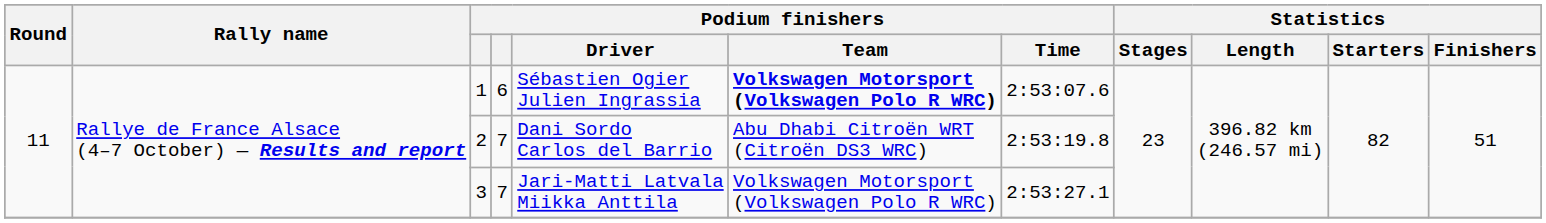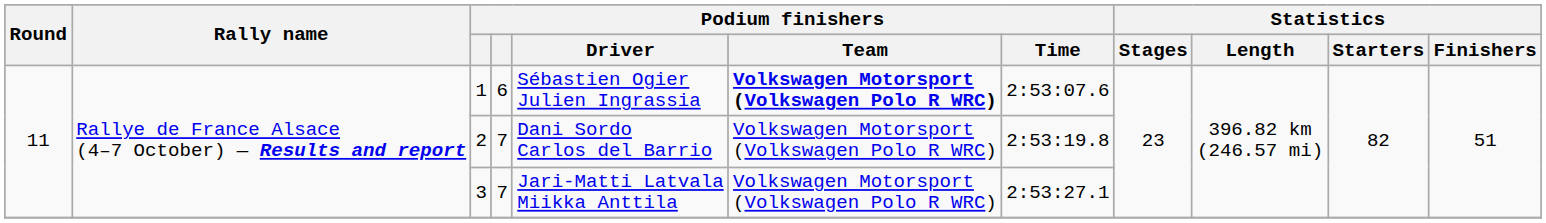(853, 141) Abu Dhabi Citroën WRT (Citroën DS3 WRC) -> (865, 141) Volkswagen Motorsport (Volkswagen Polo R WRC)
